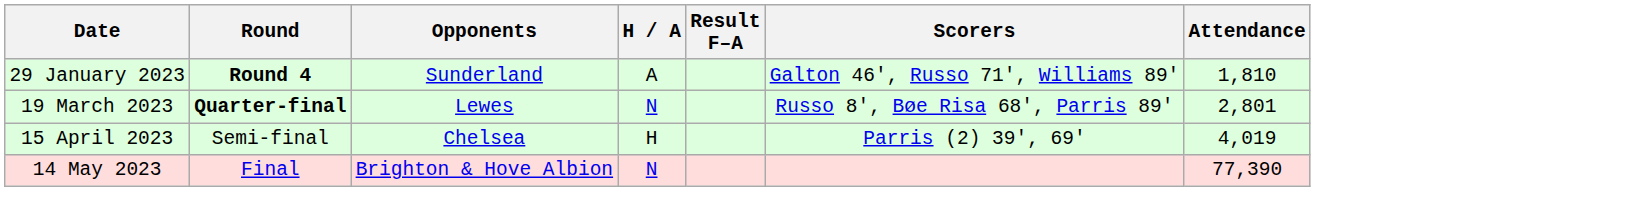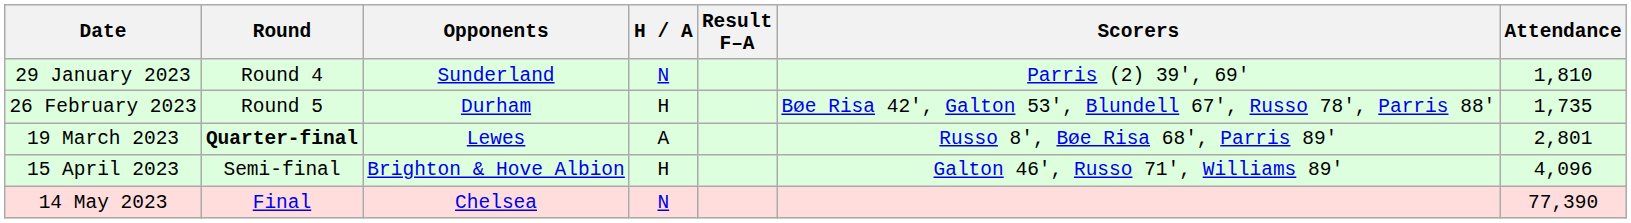(270, 75) bold -> (282, 75) normal
(652, 75) A -> (663, 75) N
(974, 75) Galton 46', Russo 71', Williams 89' -> (1138, 75) Parris (2) 39', 69'
+ row: (103, 107)
(652, 107) N -> (663, 138) A
(484, 138) Chelsea -> (496, 170) Brighton & Hove Albion
(974, 138) Parris (2) 39', 69' -> (1138, 170) Galton 46', Russo 71', Williams 89'
(1247, 138) 4,019 -> (1563, 170) 4,096
(484, 170) Brighton & Hove Albion -> (496, 202) Chelsea
